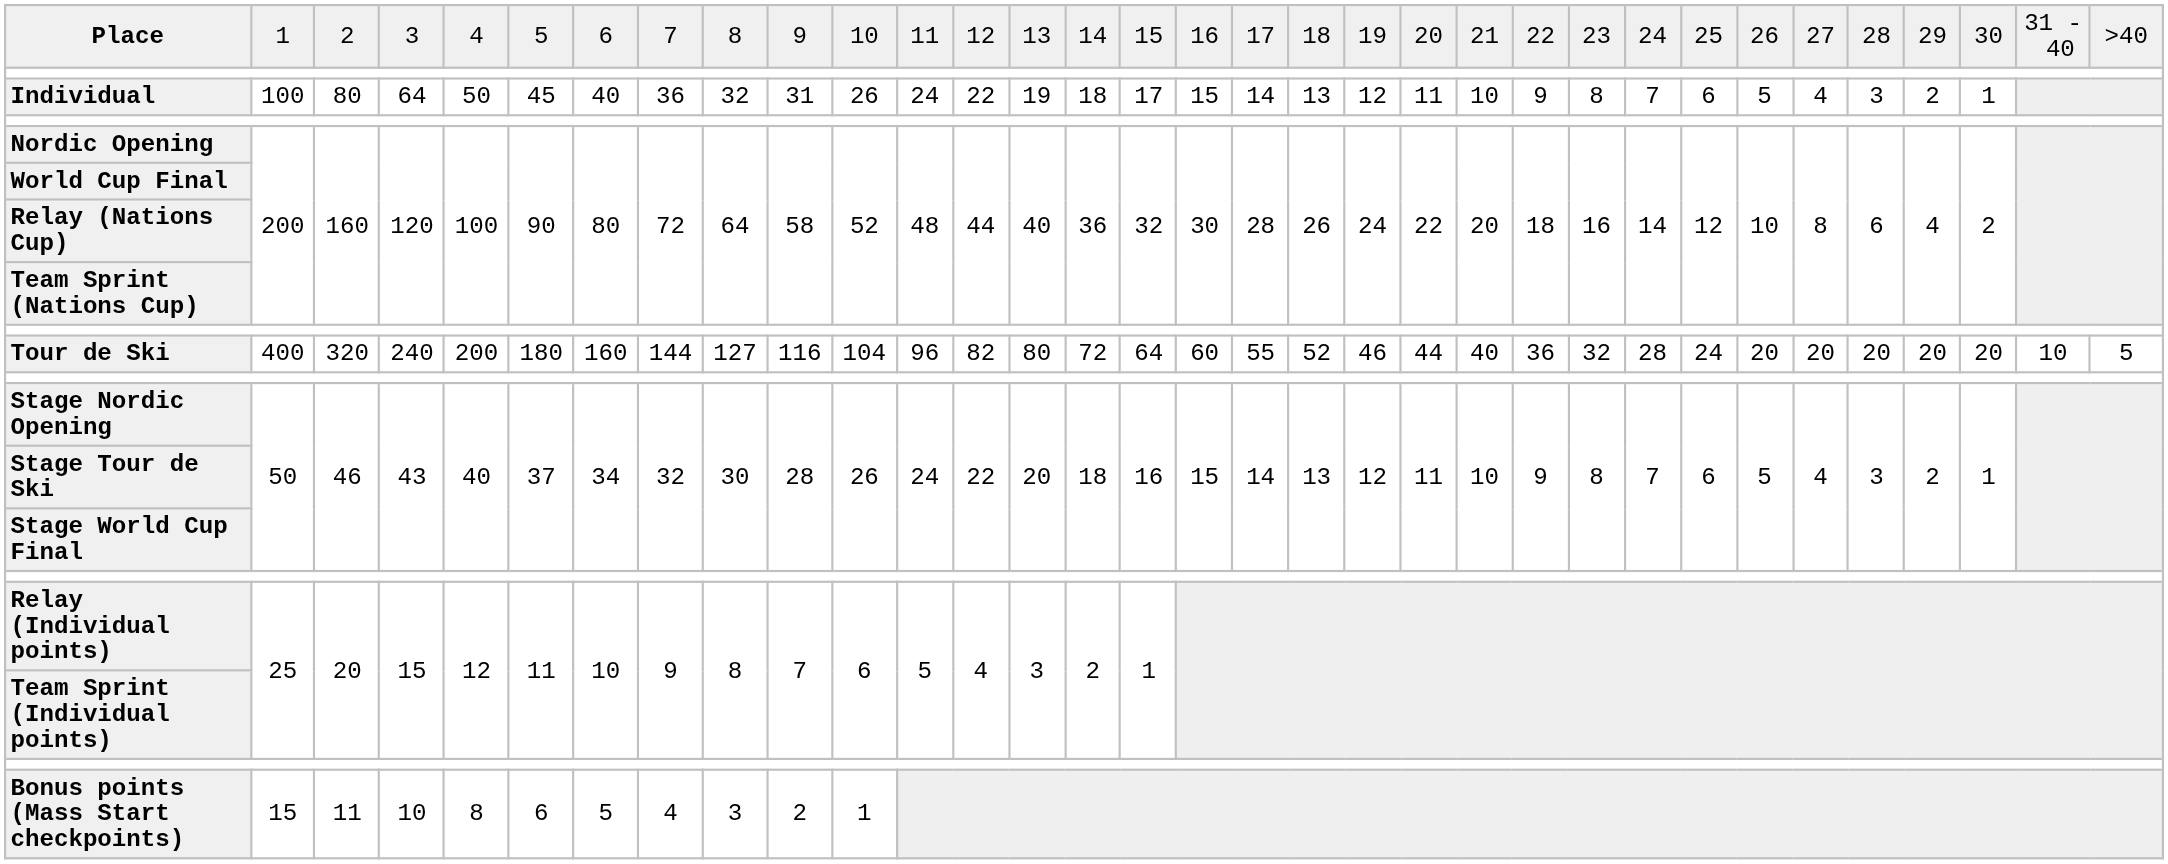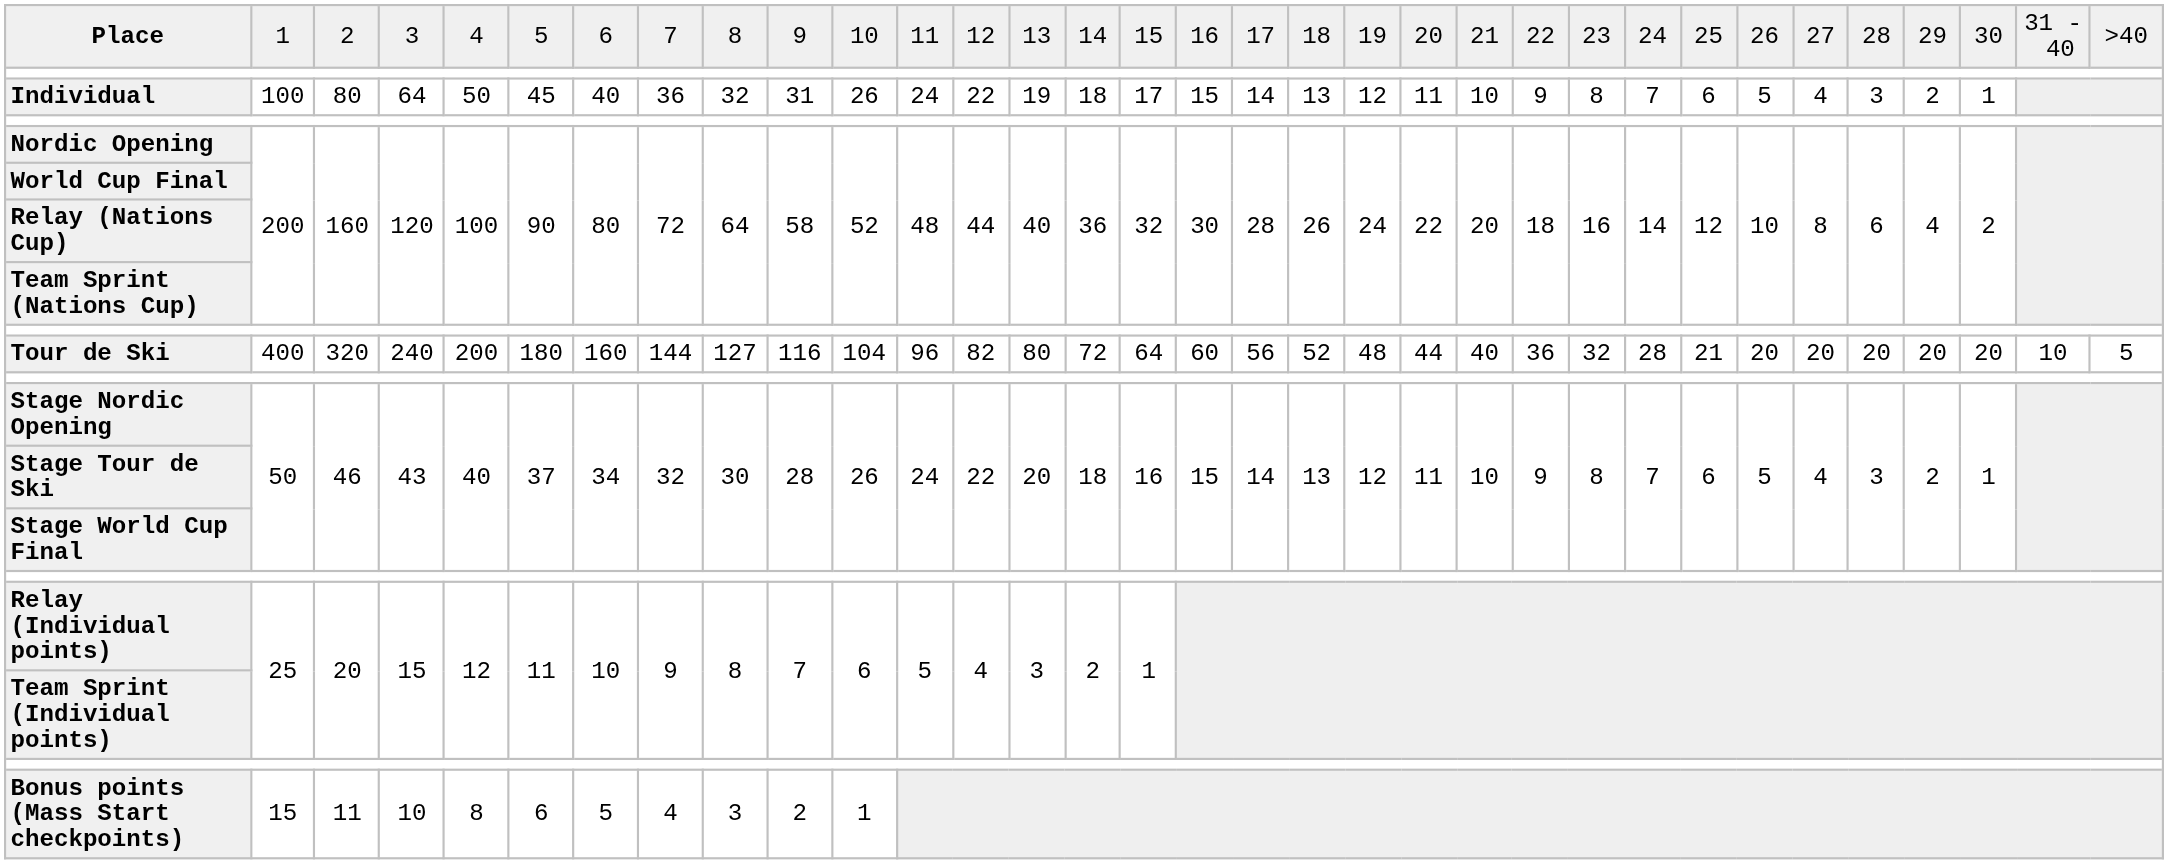(1261, 354) 55 -> (1261, 354) 56
(1373, 354) 46 -> (1373, 354) 48
(1709, 354) 24 -> (1709, 354) 21
